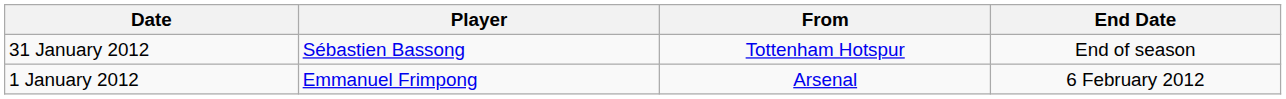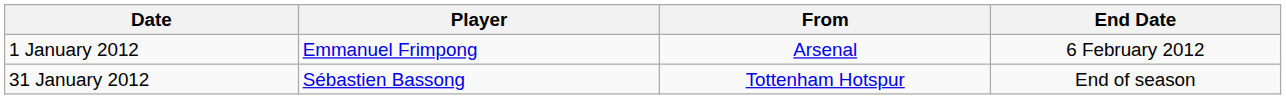rows swapped: (74, 79) <-> (79, 50)
